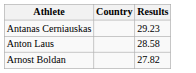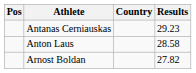+ column: (14, 12)
